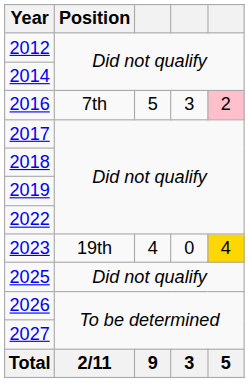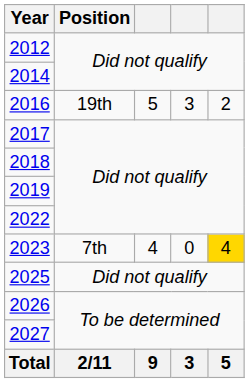(95, 104) 7th -> (95, 104) 19th
(226, 104) pink background -> (226, 104) no background
(95, 248) 19th -> (95, 248) 7th
